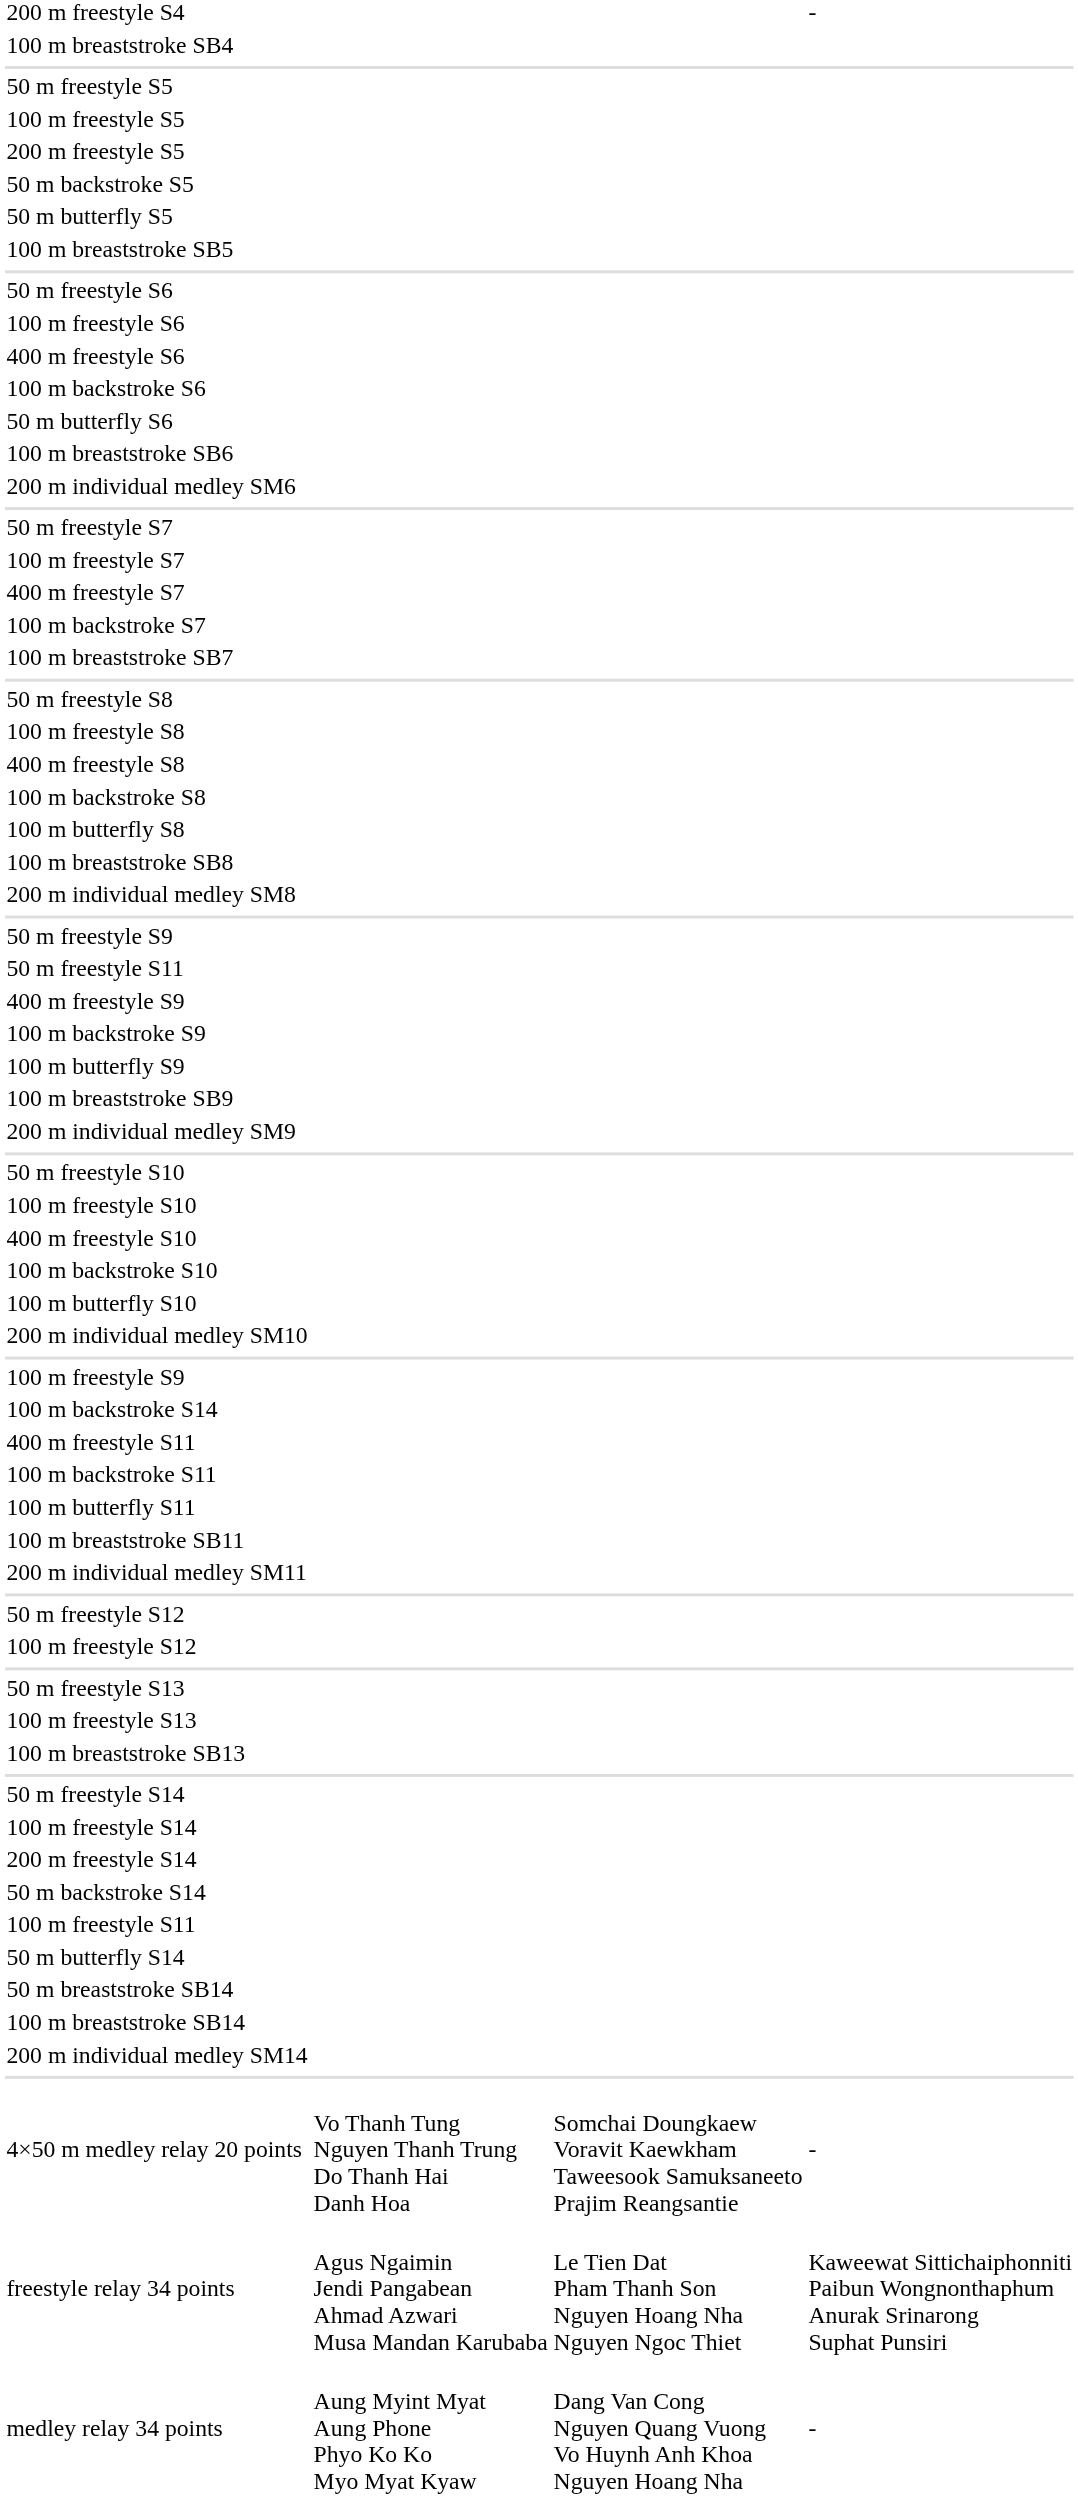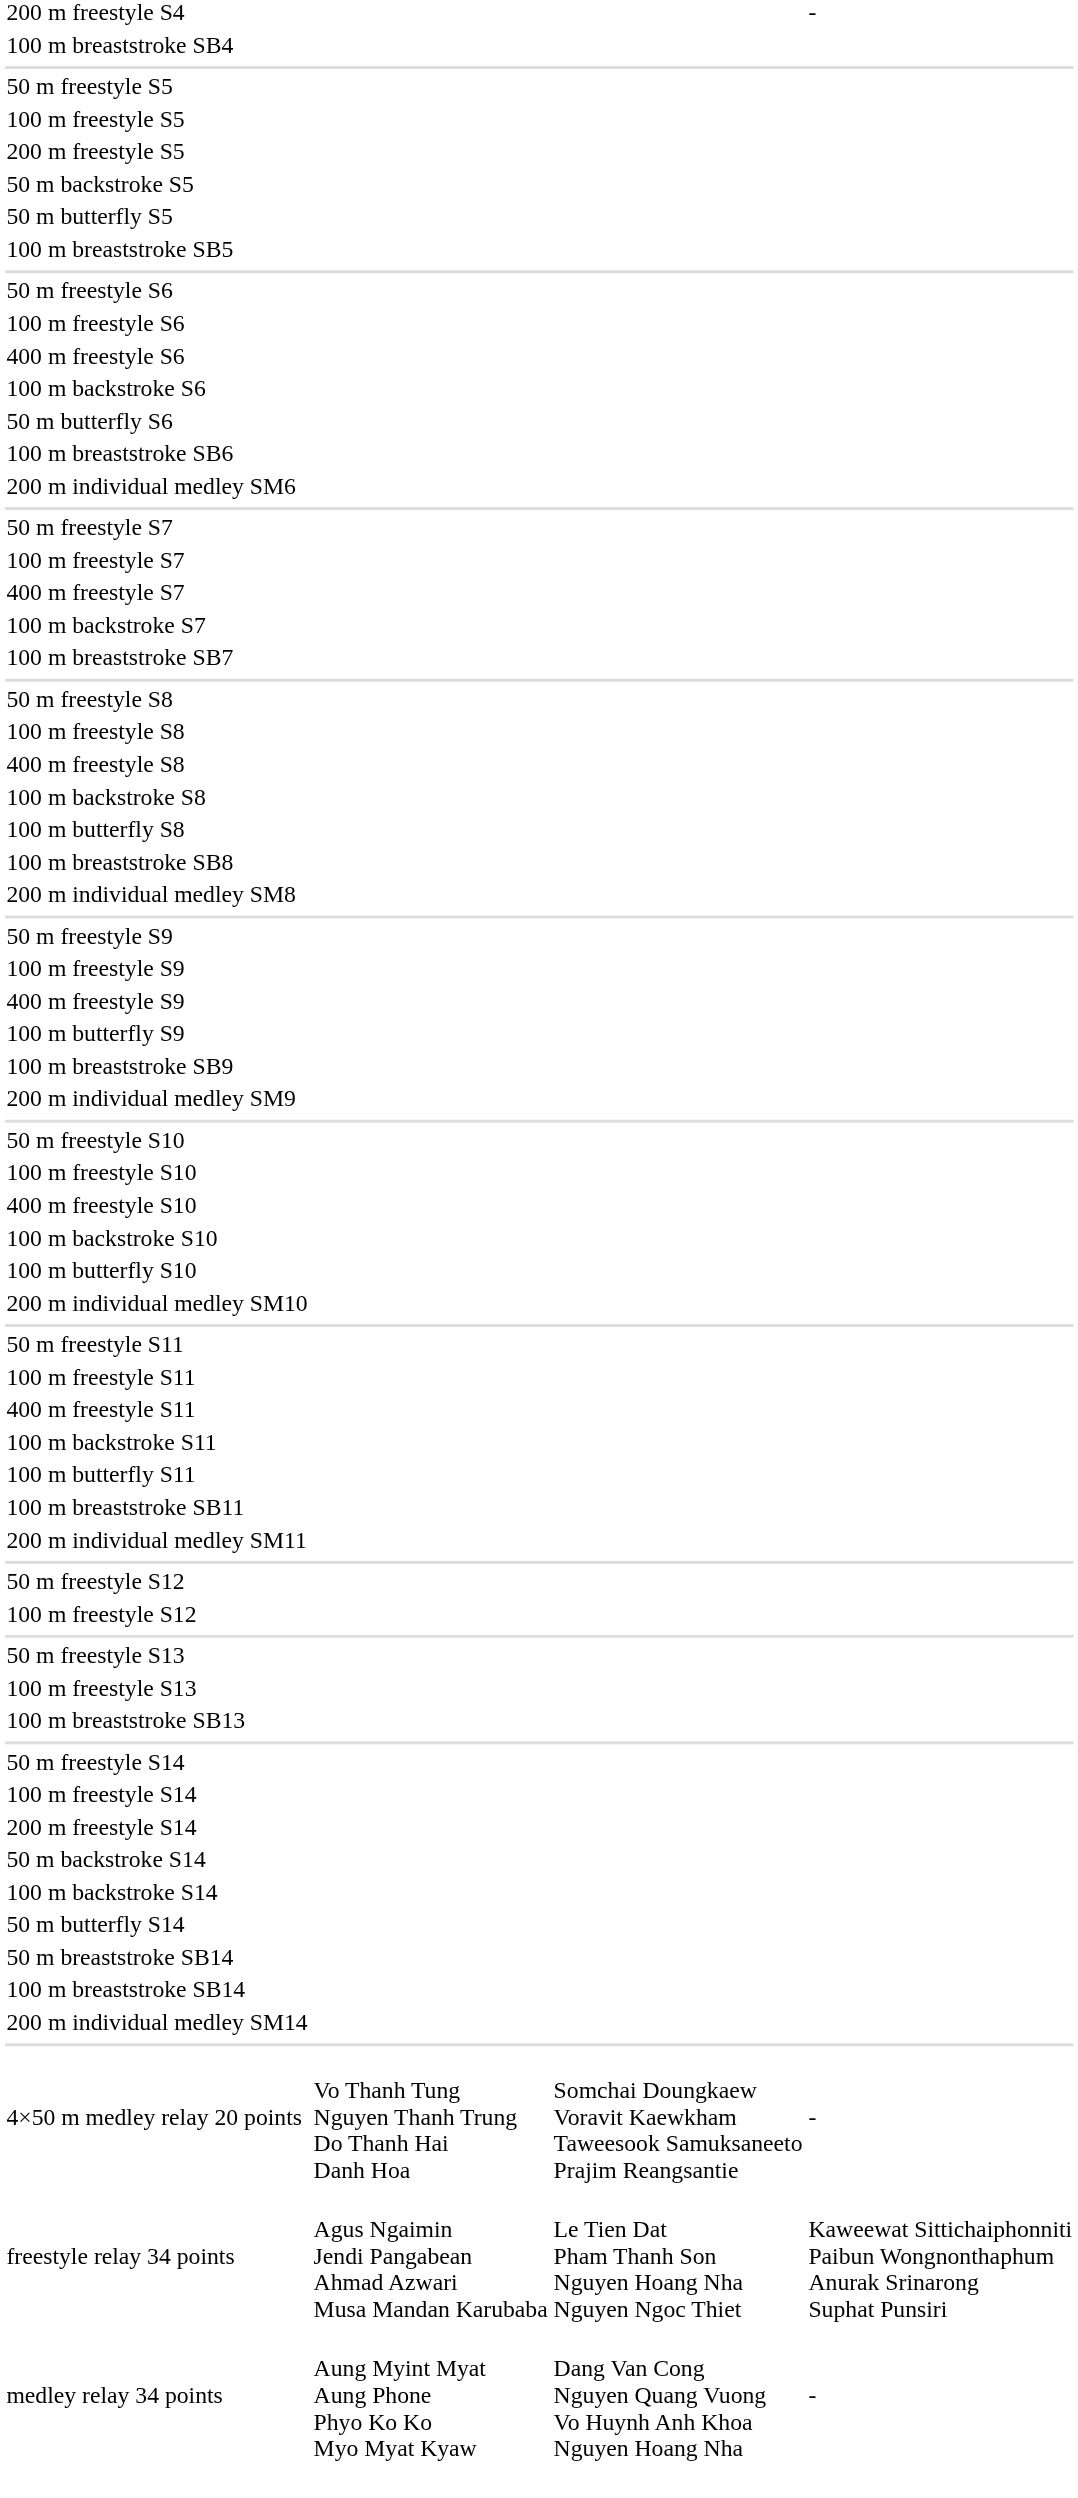rows swapped: (96, 1377) <-> (95, 968)
- row: (106, 1033)
rows swapped: (101, 1924) <-> (112, 1409)
